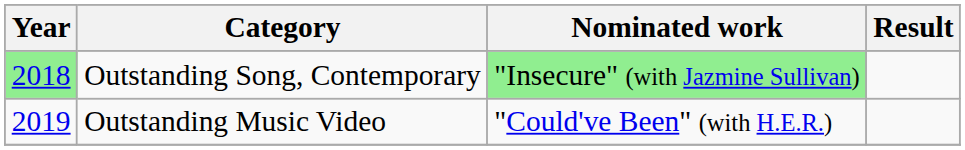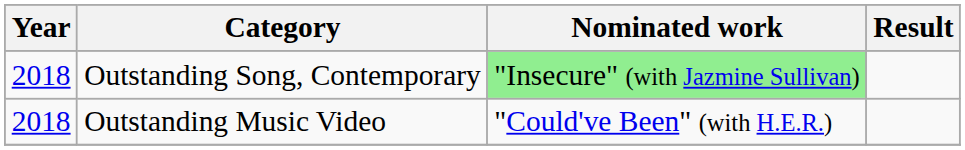(41, 74) lightgreen background -> (41, 74) no background
(41, 121) 2019 -> (41, 121) 2018
